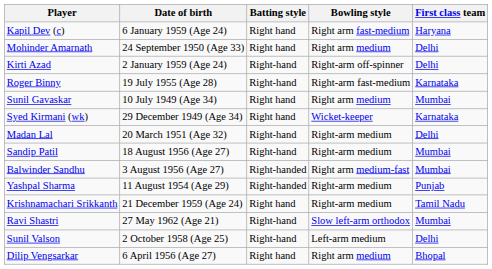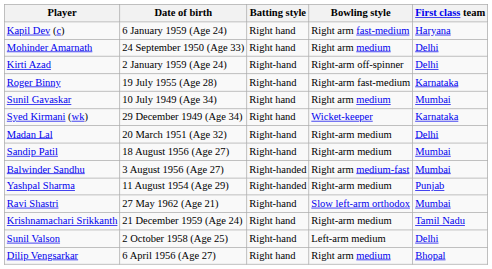rows swapped: (33, 221) <-> (62, 204)
